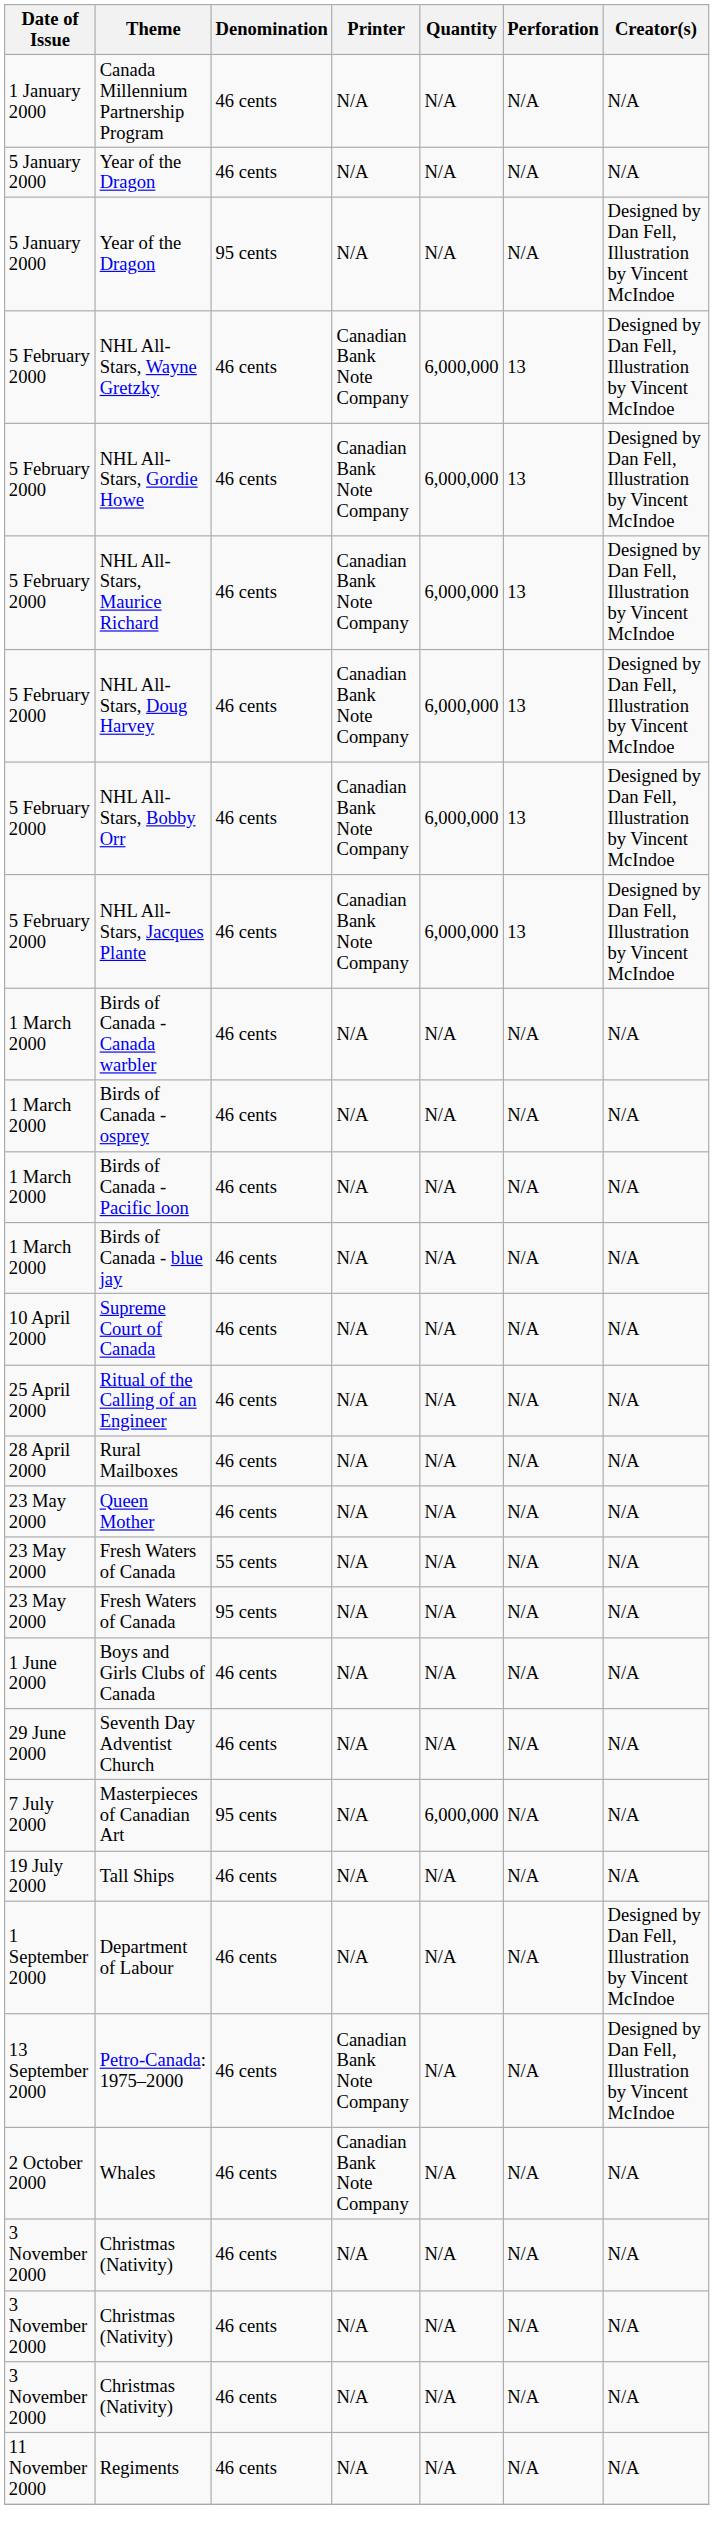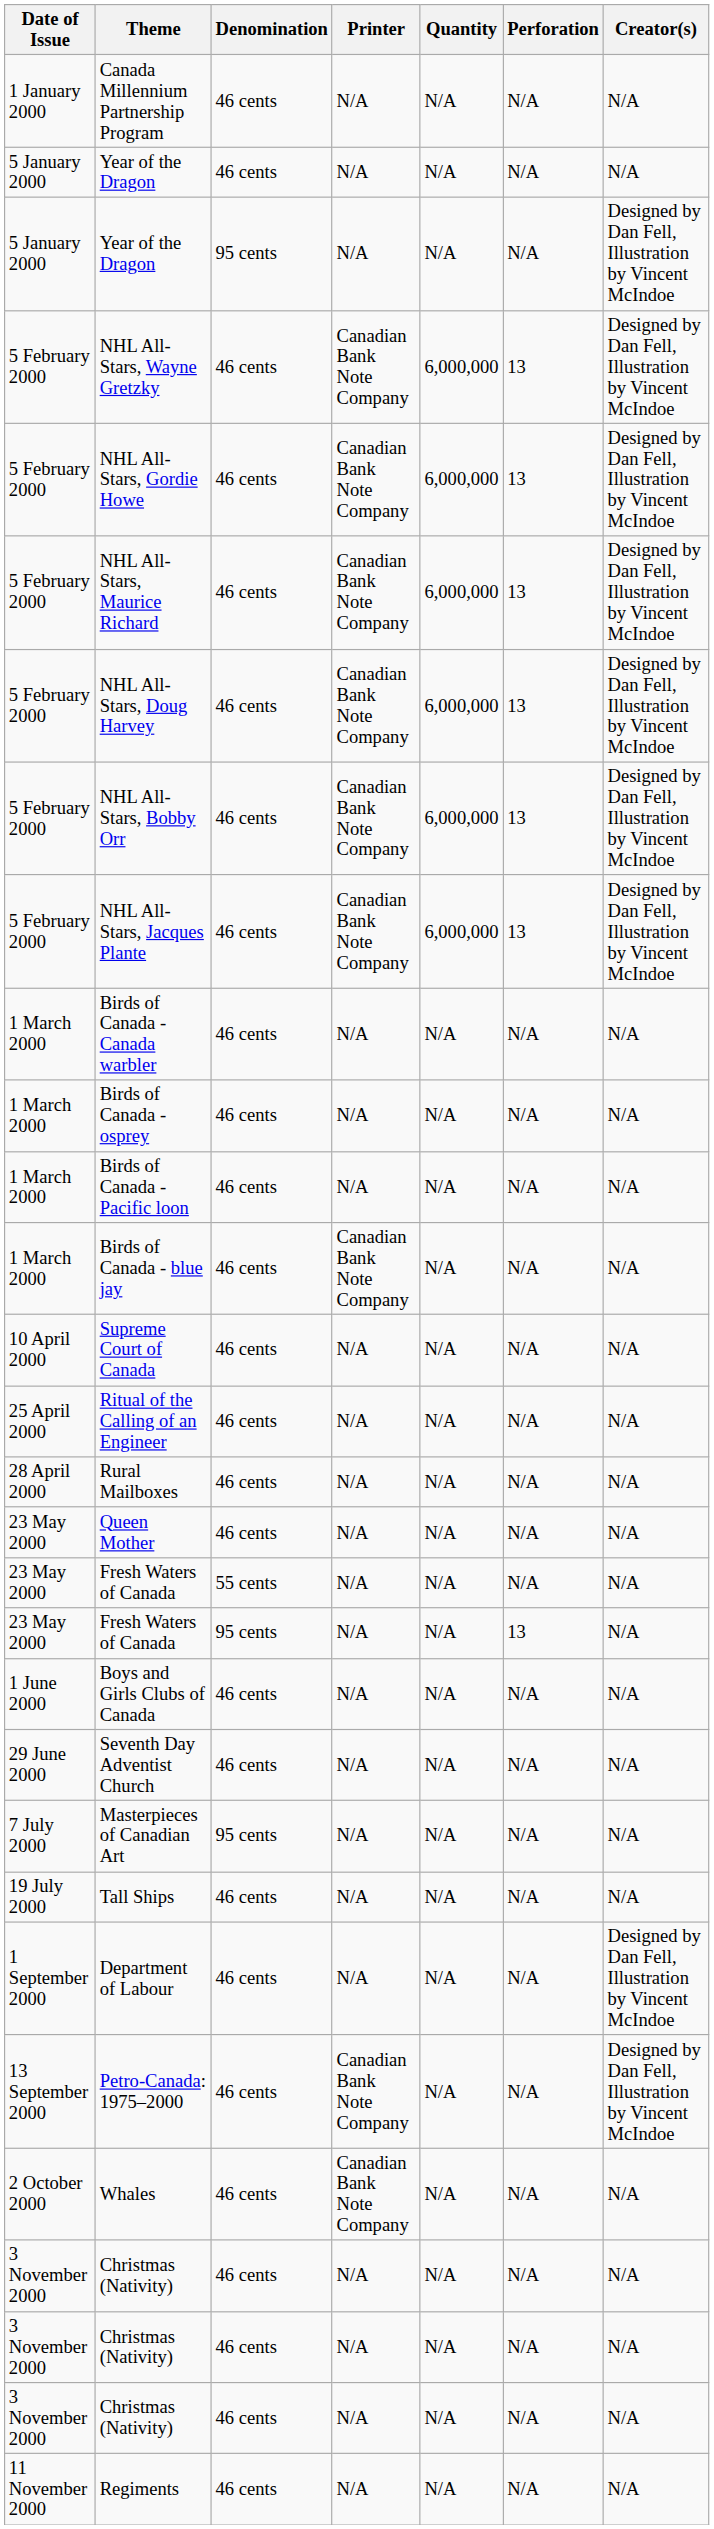(352, 1257) N/A -> (373, 1268) Canadian Bank Note Company
(523, 1612) N/A -> (516, 1632) 13
(462, 1815) 6,000,000 -> (440, 1836) N/A
